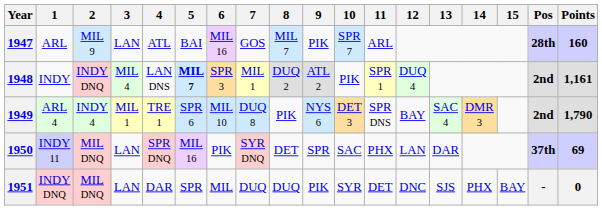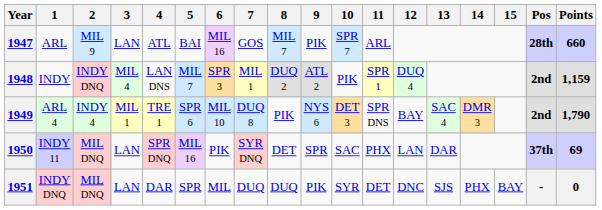(578, 43) 160 -> (576, 43) 660
(191, 79) bold -> (190, 79) normal
(578, 79) 1,161 -> (576, 79) 1,159
